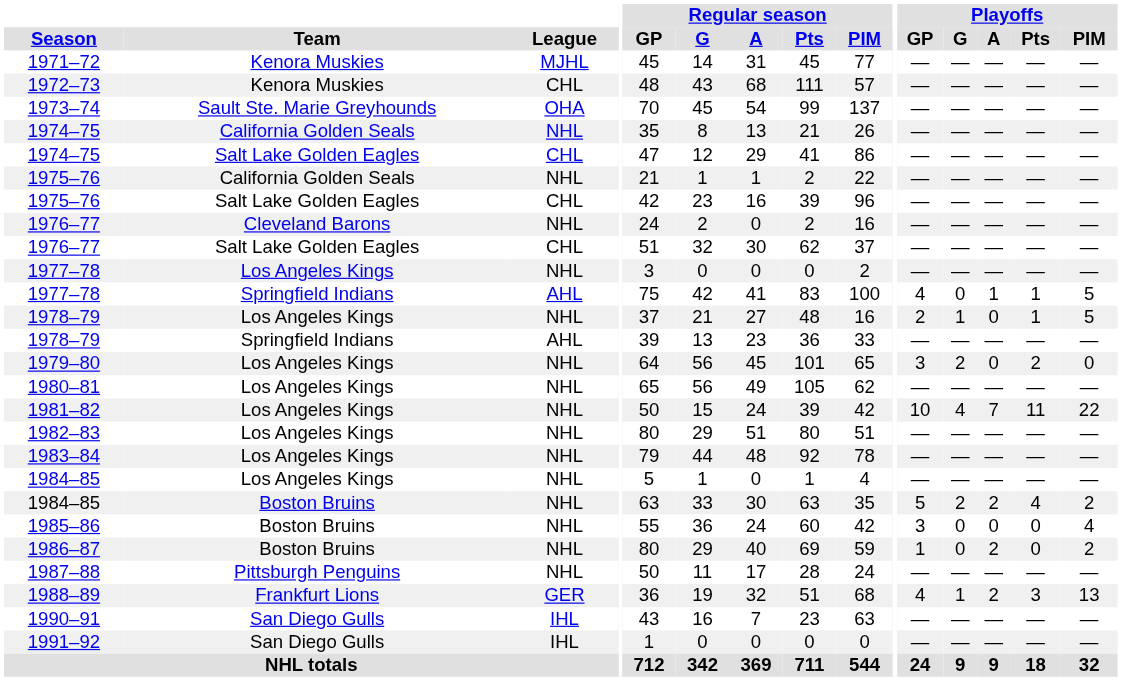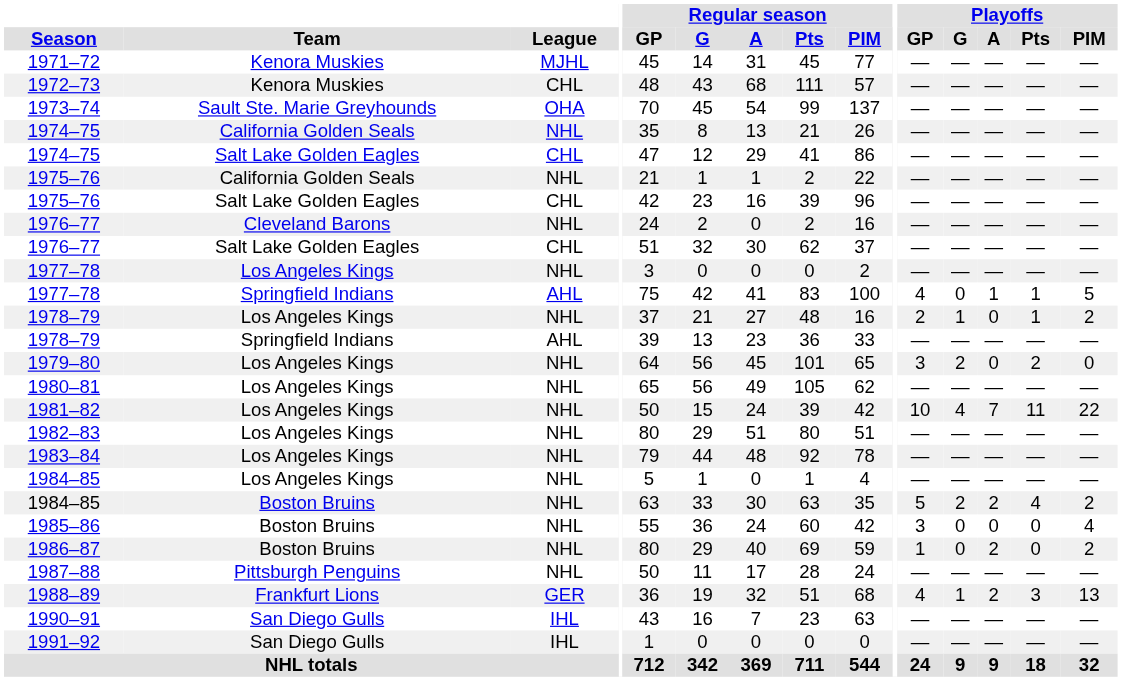(1089, 317) 5 -> (1089, 317) 2
